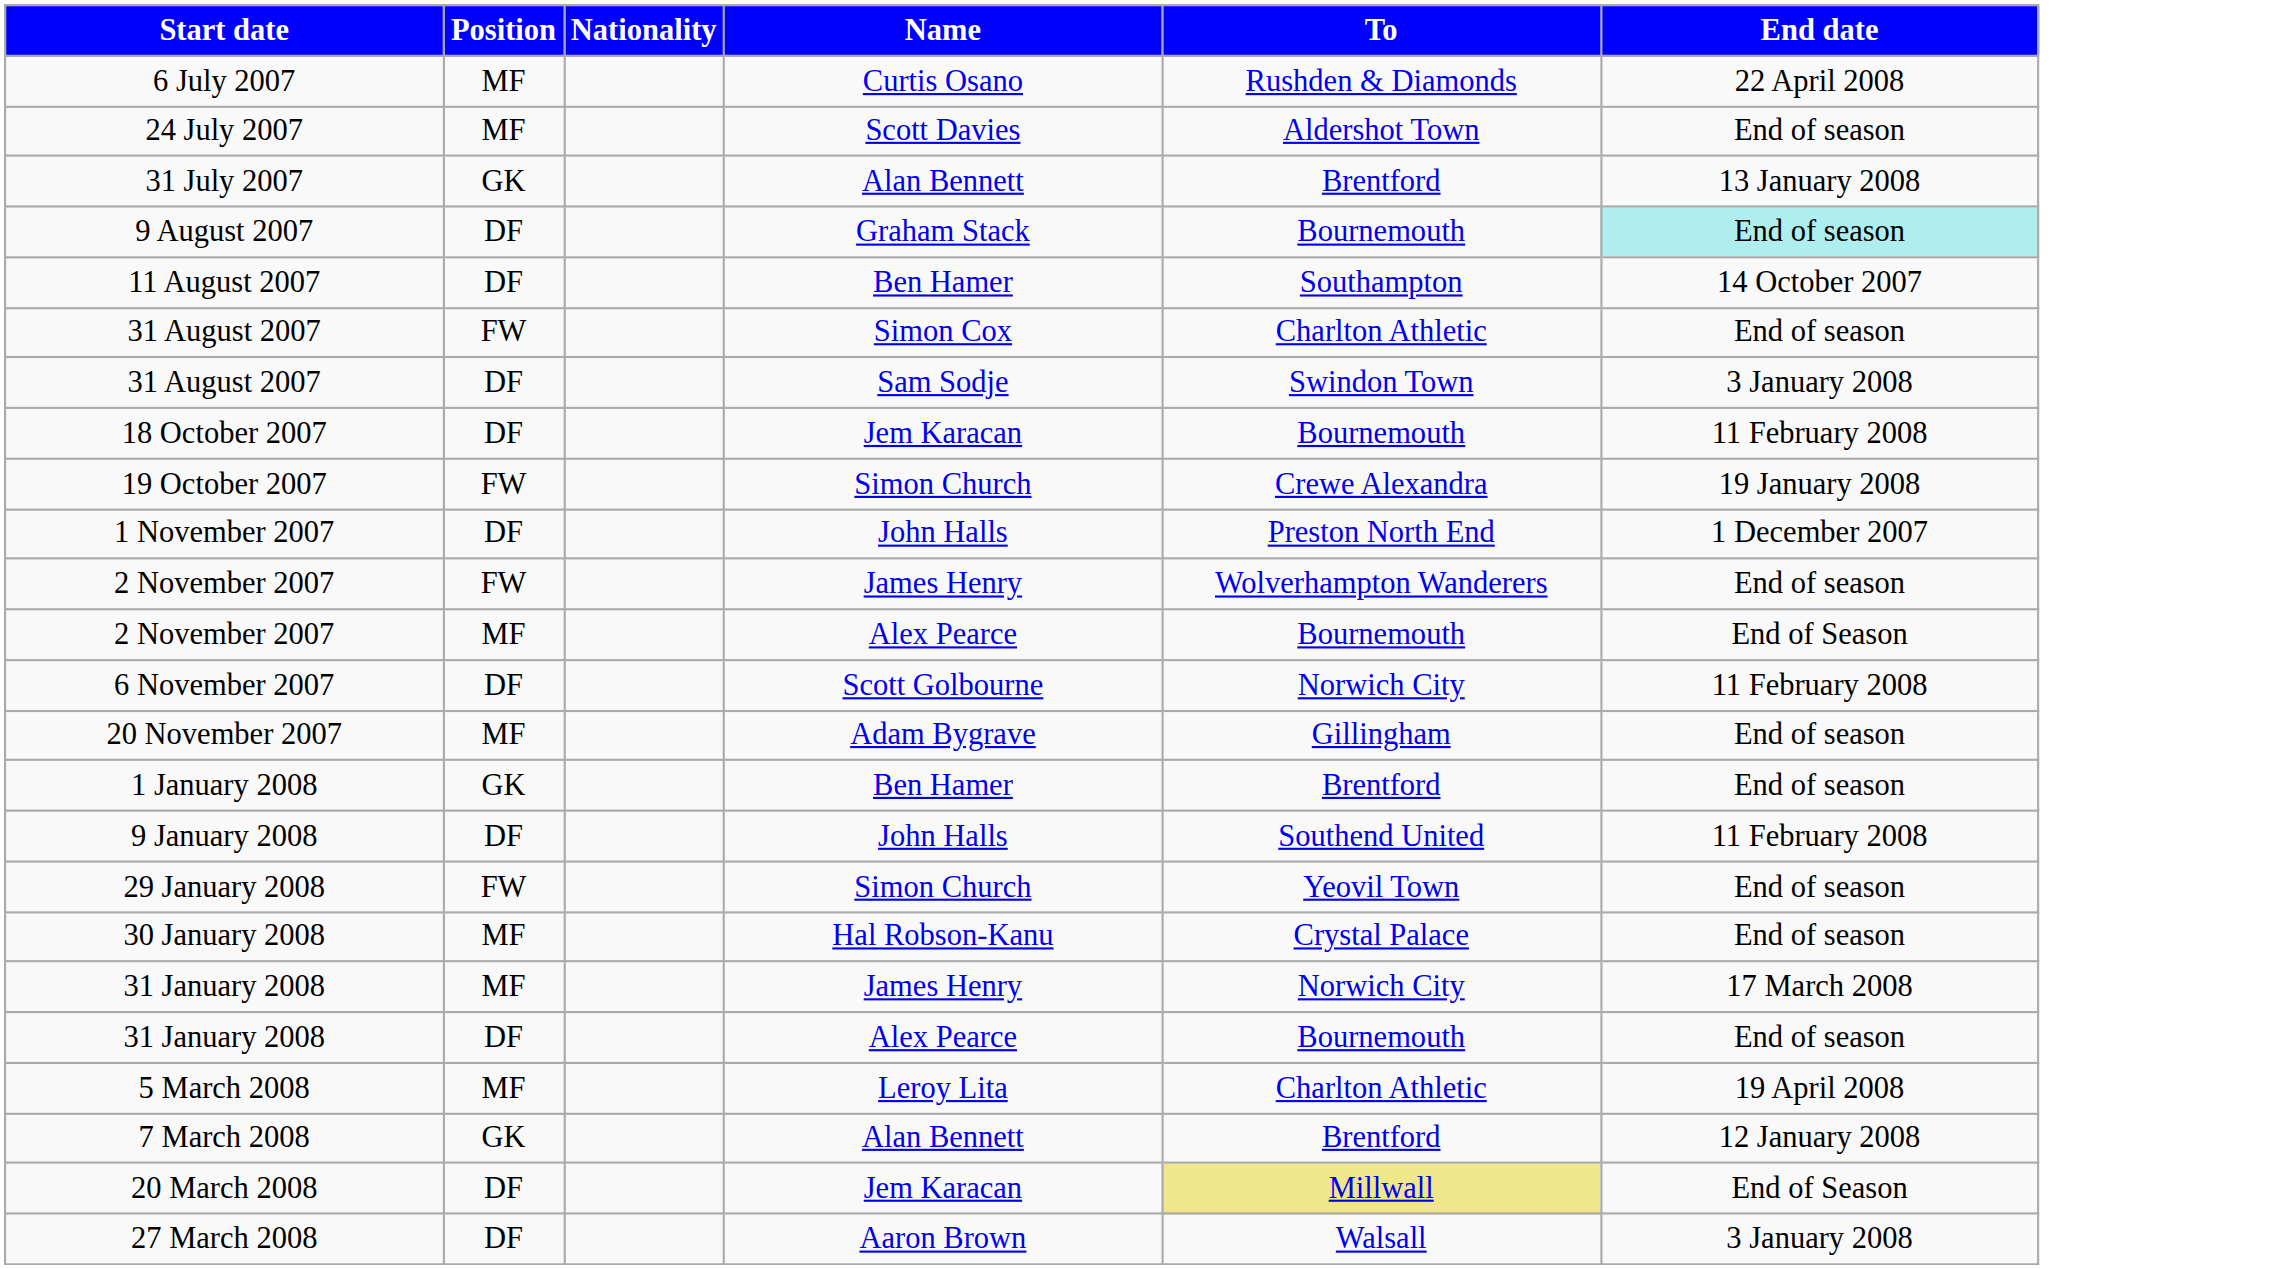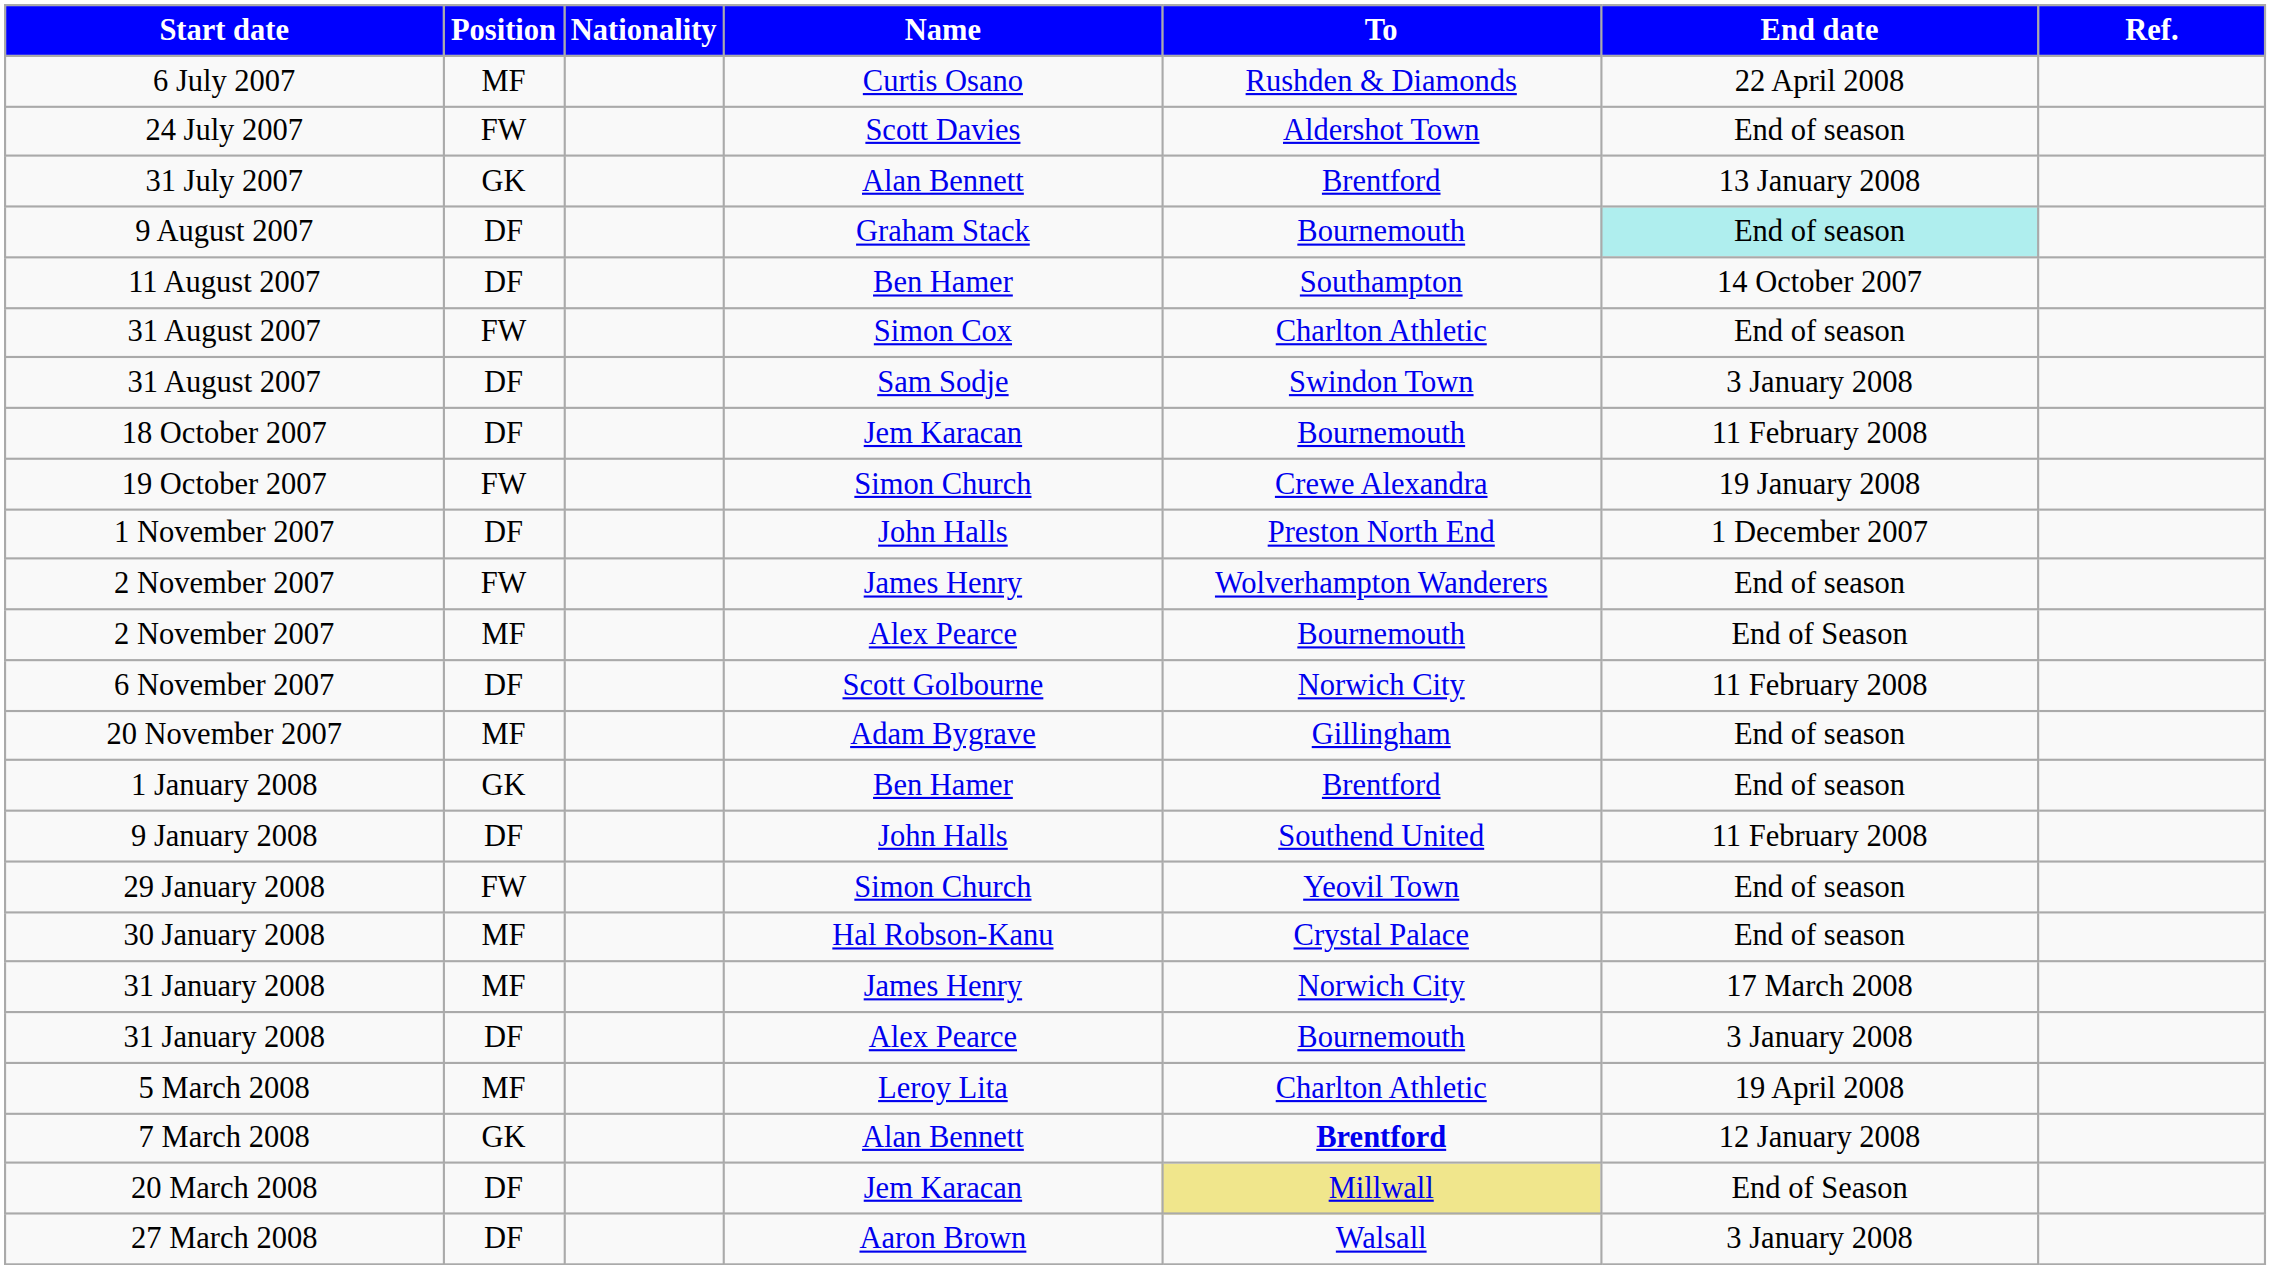+ column: (2152, 30)
(504, 130) MF -> (504, 130) FW
(1820, 1037) End of season -> (1820, 1037) 3 January 2008
(1381, 1137) normal -> (1381, 1137) bold
